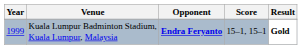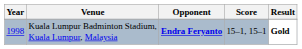(15, 32) 1999 -> (15, 32) 1998
